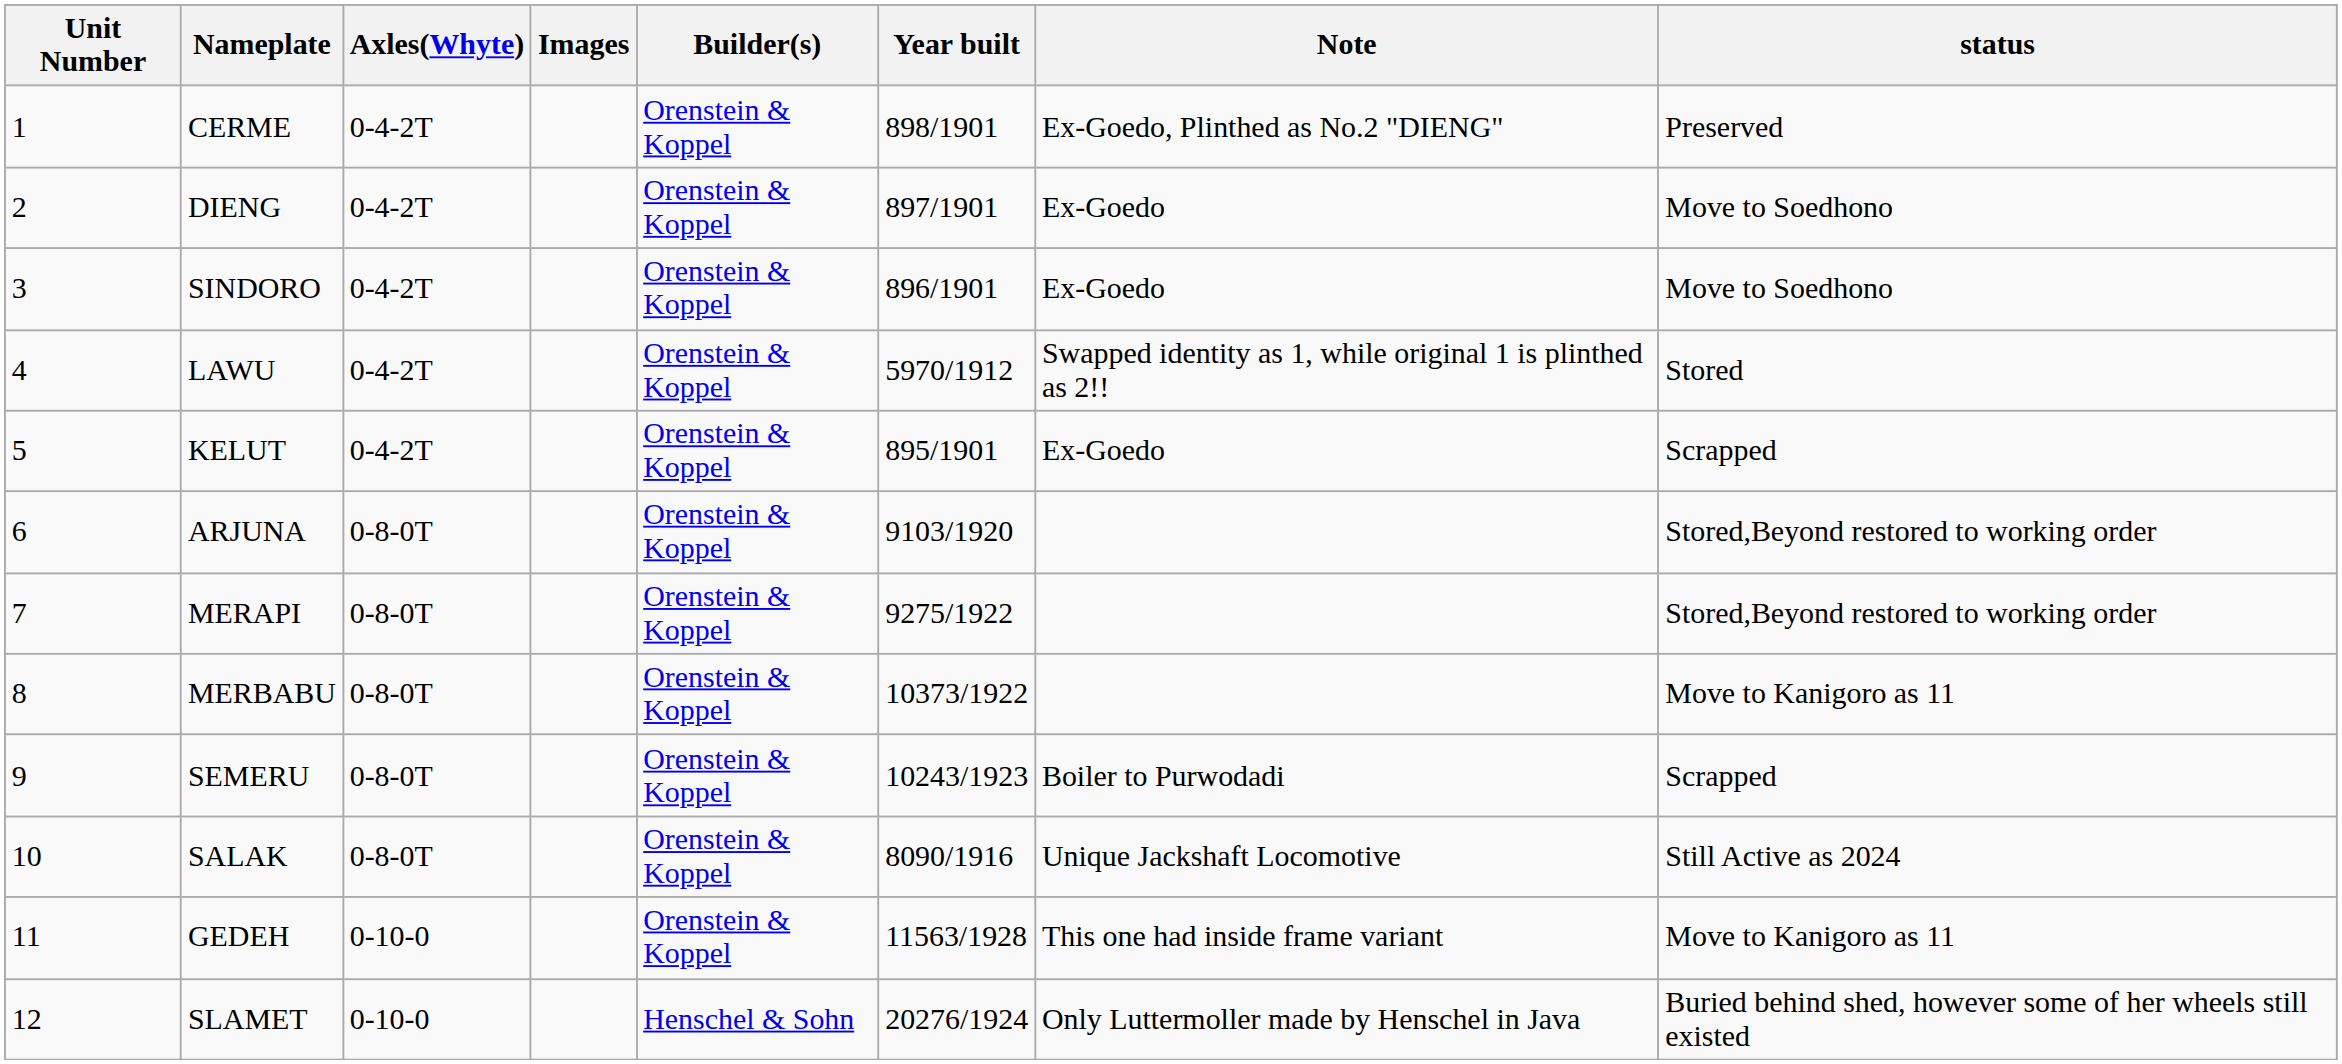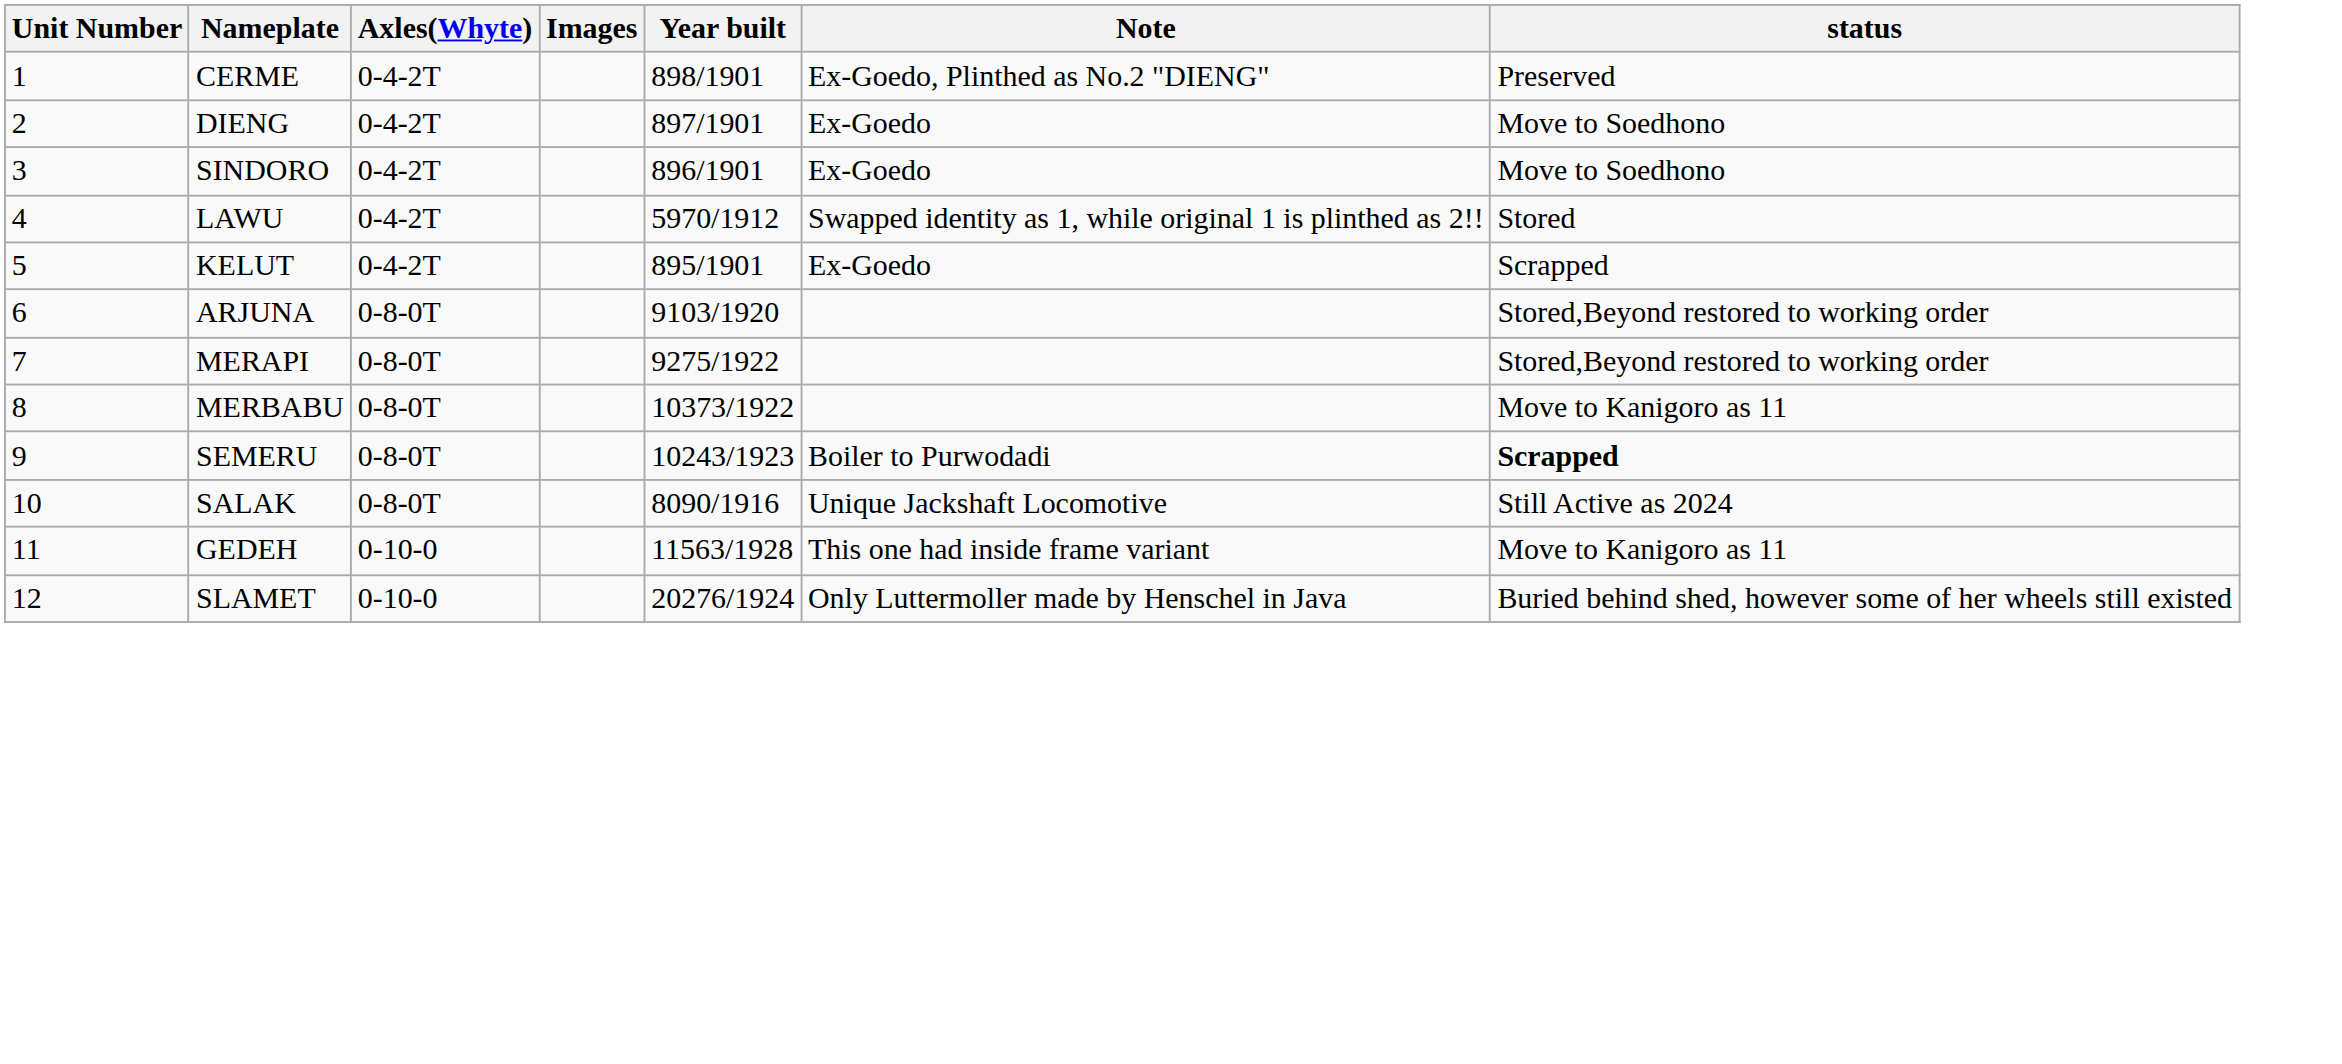- column: (757, 45)
(1721, 775) normal -> (1558, 455) bold
